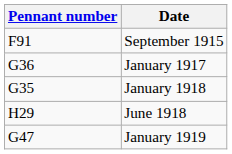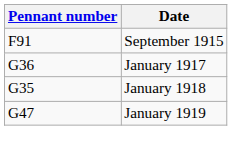- row: (155, 112)
